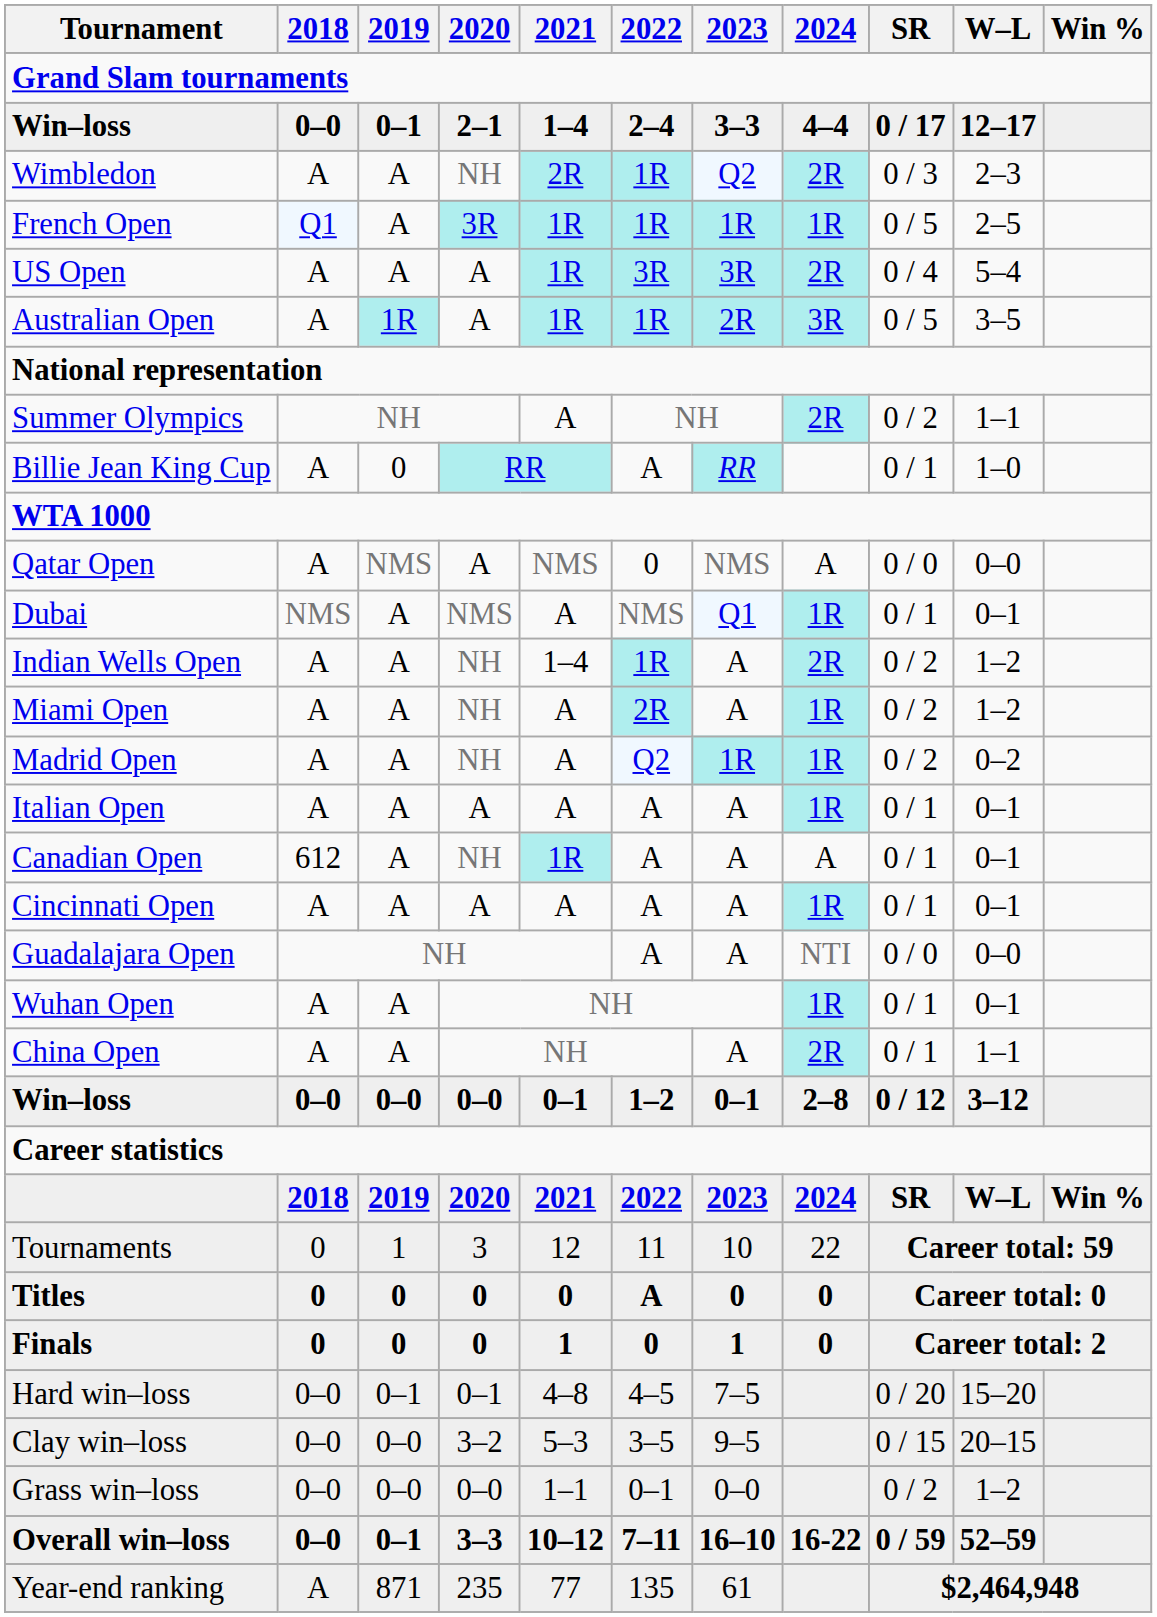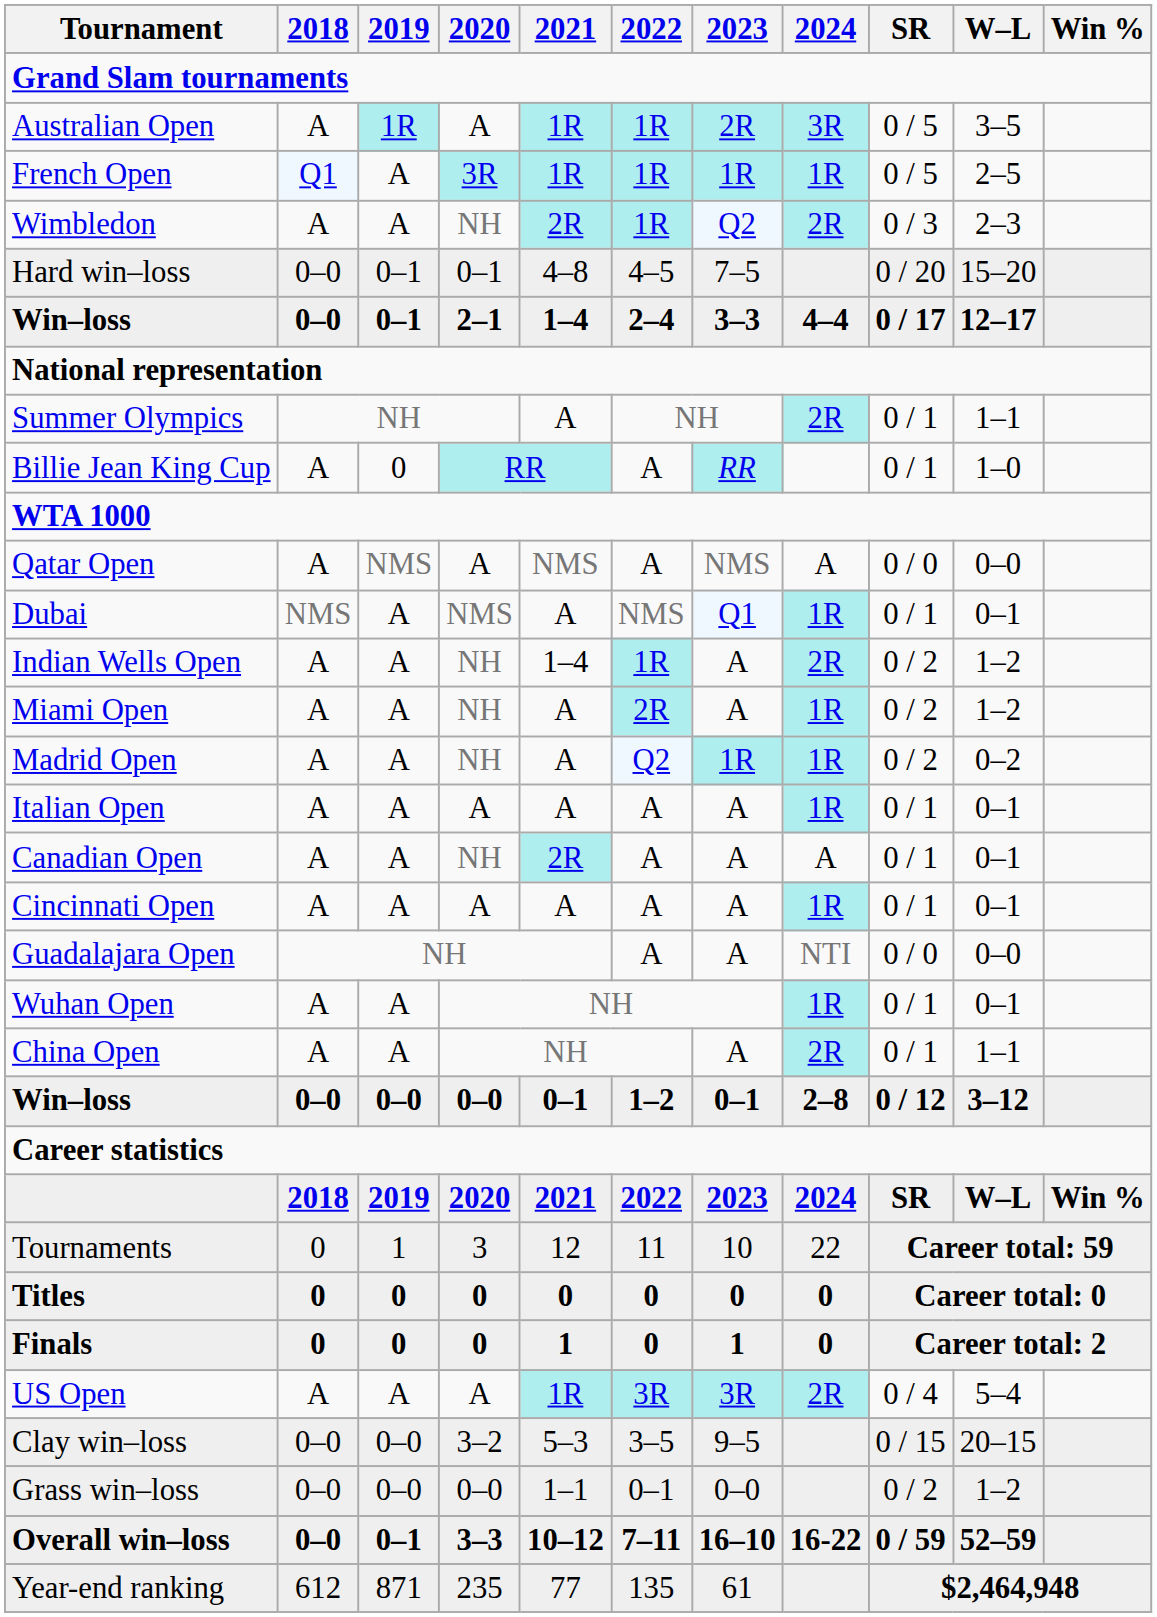rows swapped: (113, 321) <-> (72, 126)
rows swapped: (92, 223) <-> (84, 175)
rows swapped: (69, 272) <-> (101, 1393)
(911, 418) 0 / 2 -> (911, 418) 0 / 1
(651, 564) 0 -> (651, 564) A
(318, 857) 612 -> (318, 857) A
(565, 857) 1R -> (565, 857) 2R
(651, 1295) A -> (651, 1295) 0
(318, 1587) A -> (318, 1587) 612
